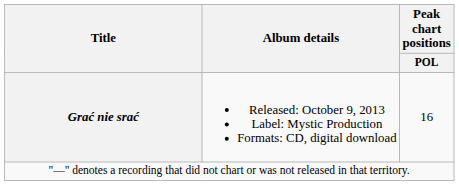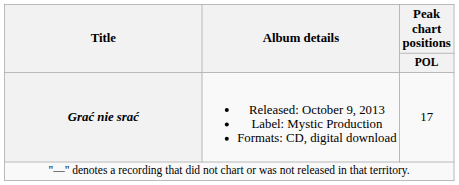(427, 117) 16 -> (427, 117) 17
